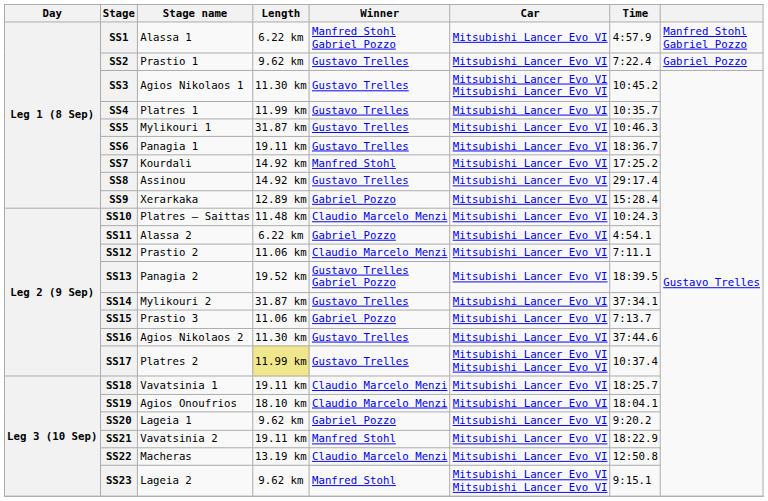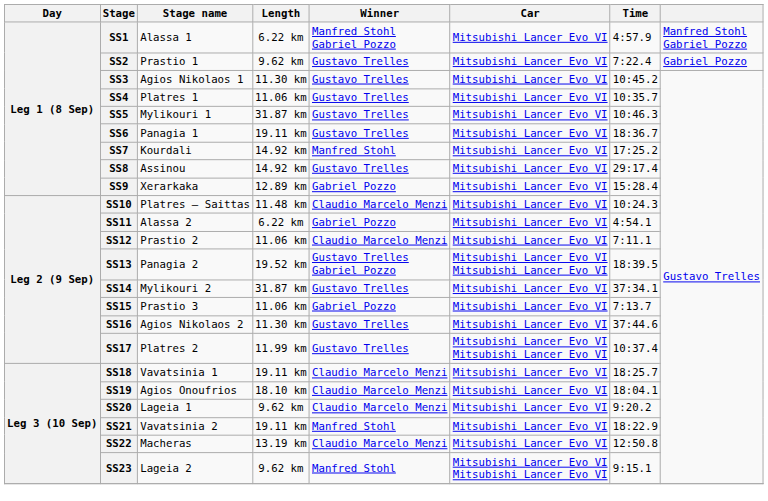(530, 86) Mitsubishi Lancer Evo VI Mitsubishi Lancer Evo VI -> (530, 80) Mitsubishi Lancer Evo VI
(281, 110) 11.99 km -> (281, 97) 11.06 km
(530, 277) Mitsubishi Lancer Evo VI -> (530, 264) Mitsubishi Lancer Evo VI Mitsubishi Lancer Evo VI
(281, 361) khaki background -> (281, 349) no background
(354, 421) Gabriel Pozzo -> (380, 408) Claudio Marcelo Menzi
